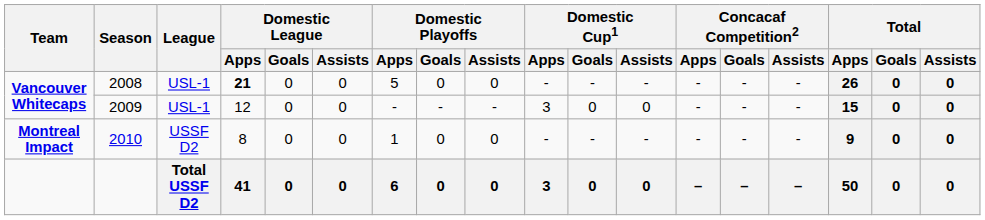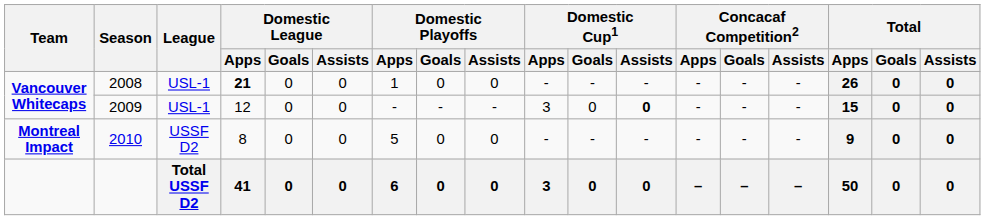(394, 84) 5 -> (394, 84) 1
(646, 107) normal -> (646, 107) bold
(394, 139) 1 -> (394, 139) 5
